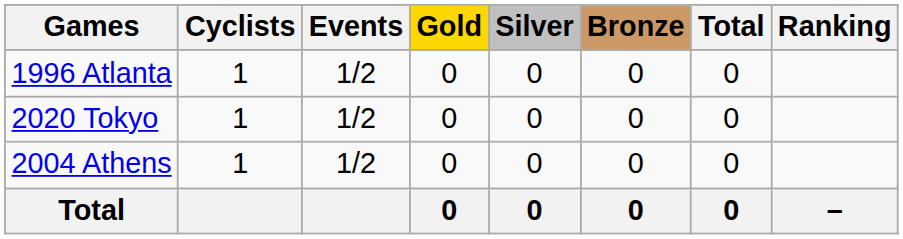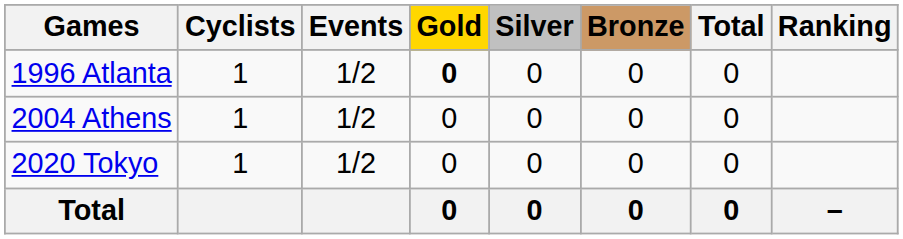(449, 73) normal -> (449, 73) bold
rows swapped: (92, 164) <-> (85, 118)
